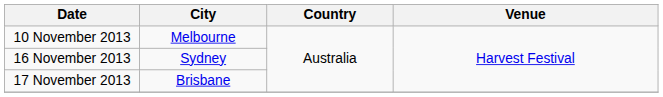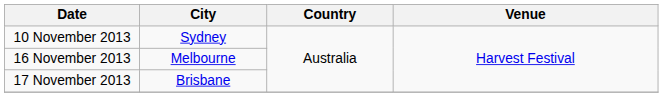(203, 37) Melbourne -> (203, 37) Sydney
(203, 59) Sydney -> (203, 59) Melbourne
